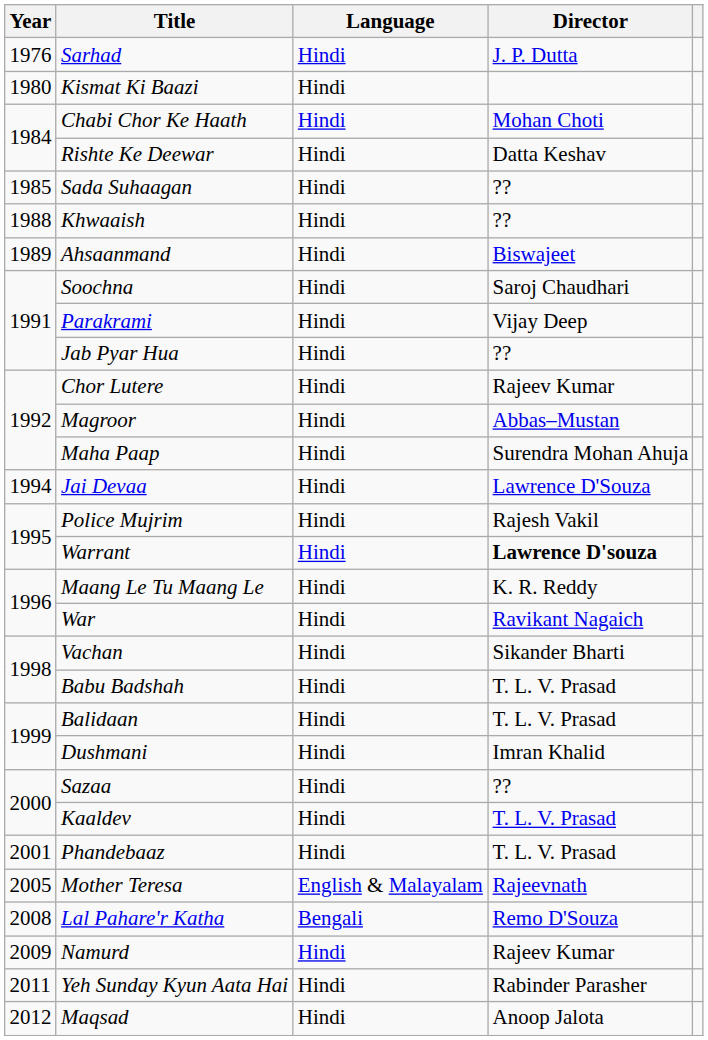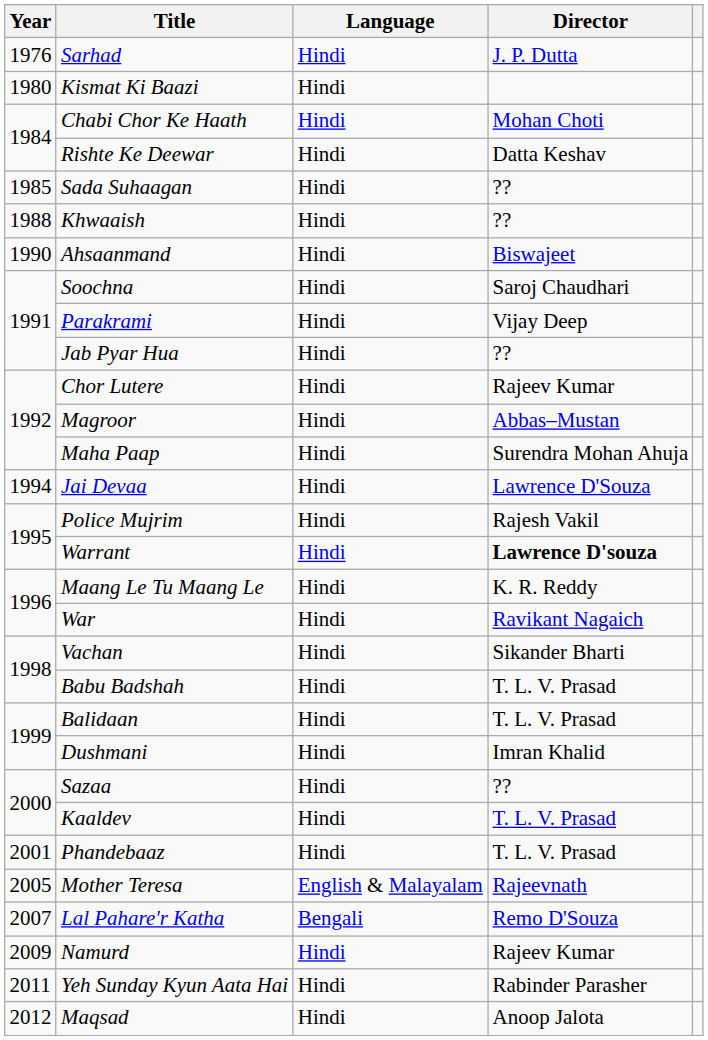(30, 253) 1989 -> (30, 253) 1990
(30, 918) 2008 -> (30, 918) 2007
